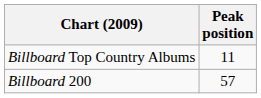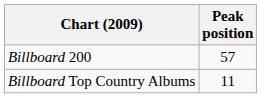rows swapped: (50, 81) <-> (102, 57)
